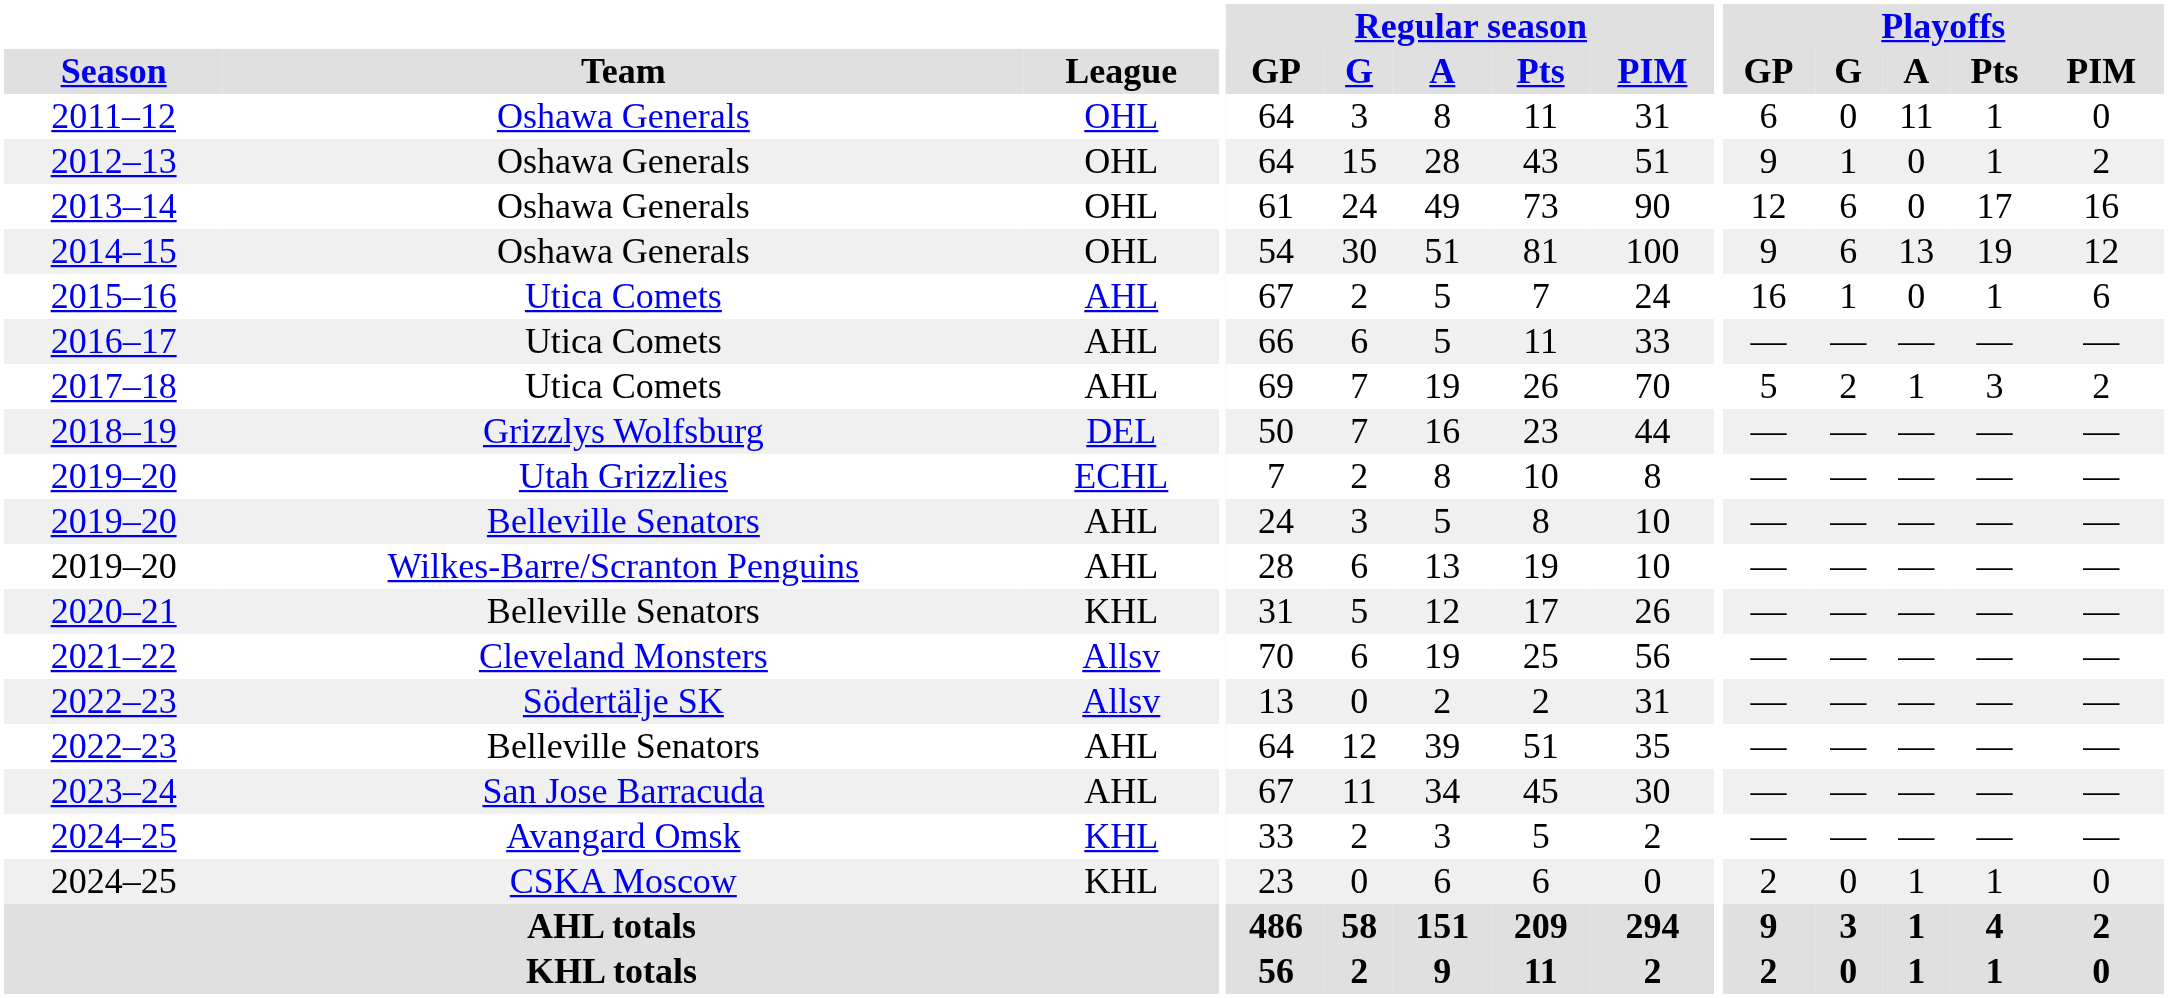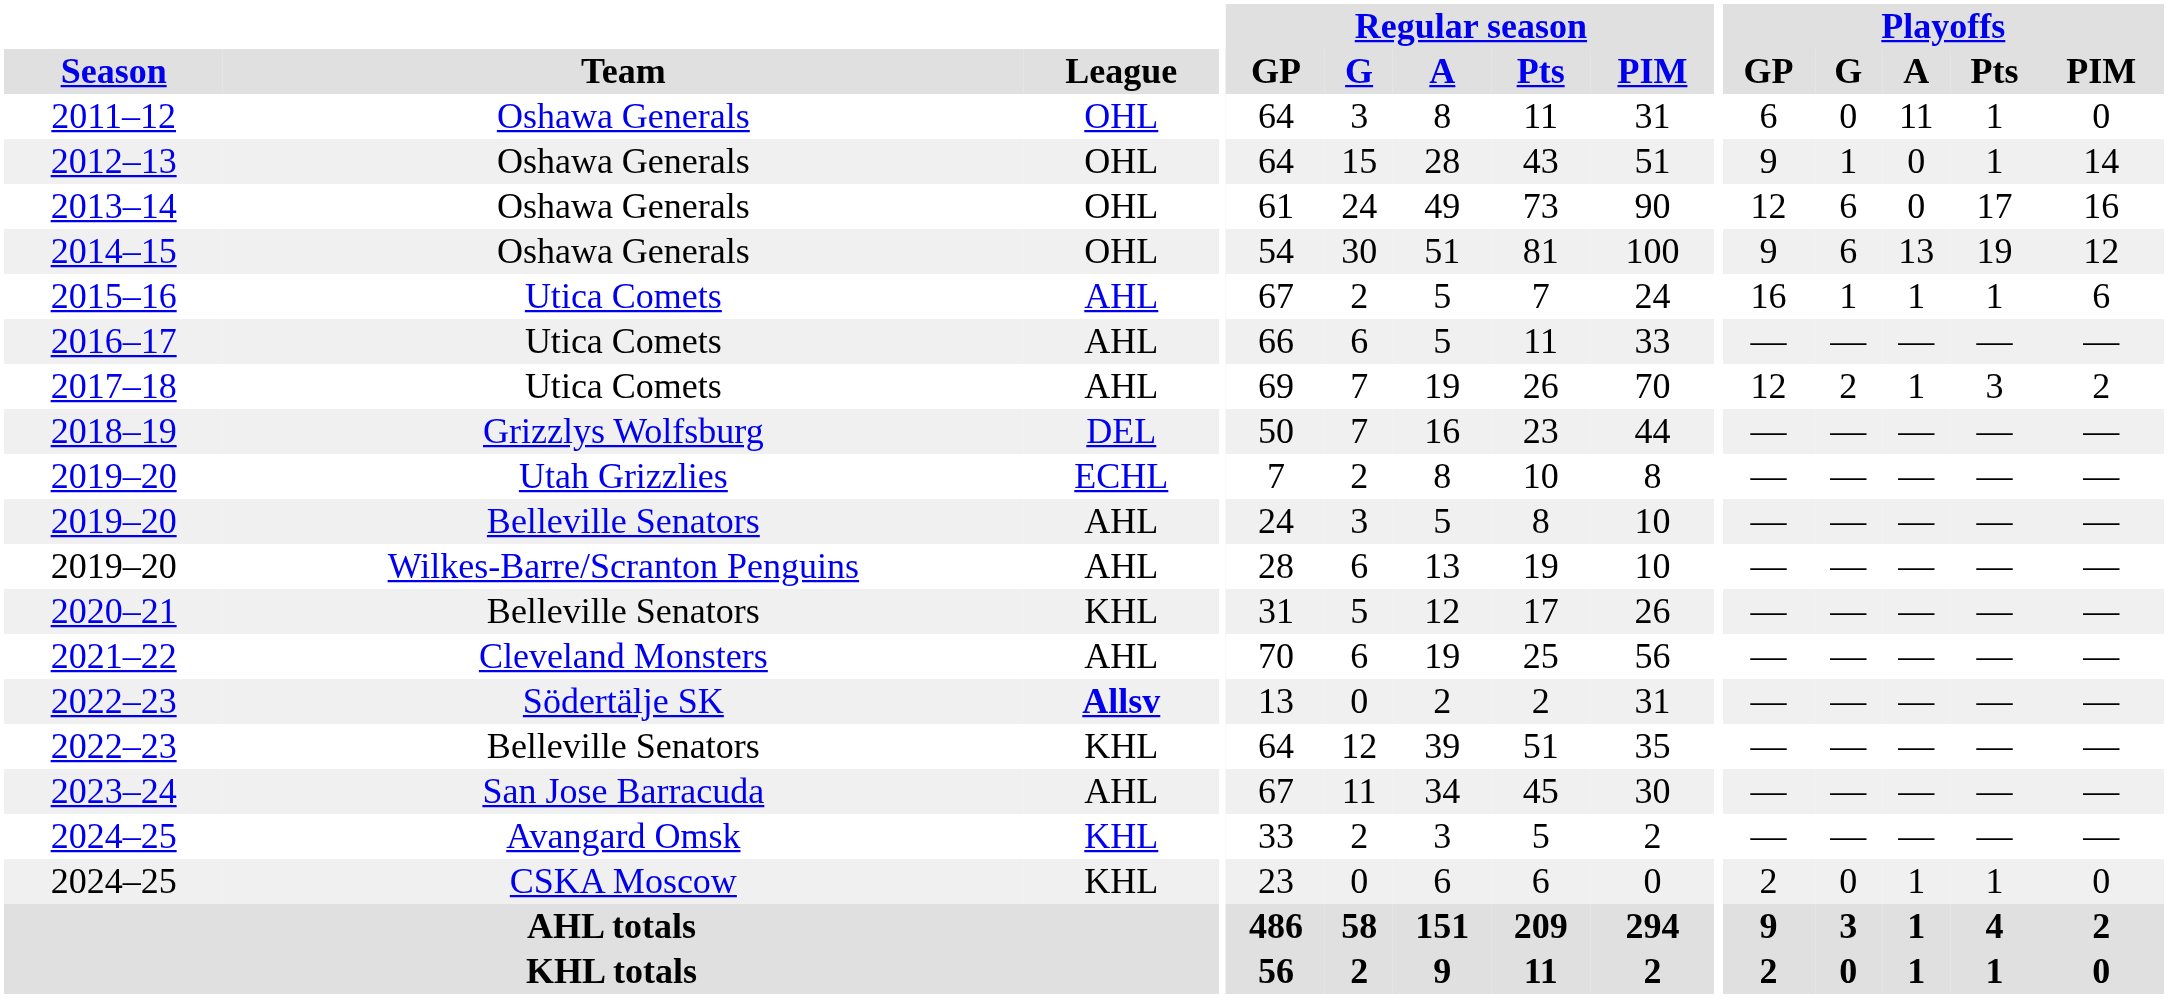(2101, 160) 2 -> (2101, 160) 14
(1916, 295) 0 -> (1916, 295) 1
(1768, 385) 5 -> (1768, 385) 12
(1121, 655) Allsv -> (1121, 655) AHL
(1121, 700) normal -> (1121, 700) bold
(1121, 745) AHL -> (1121, 745) KHL
